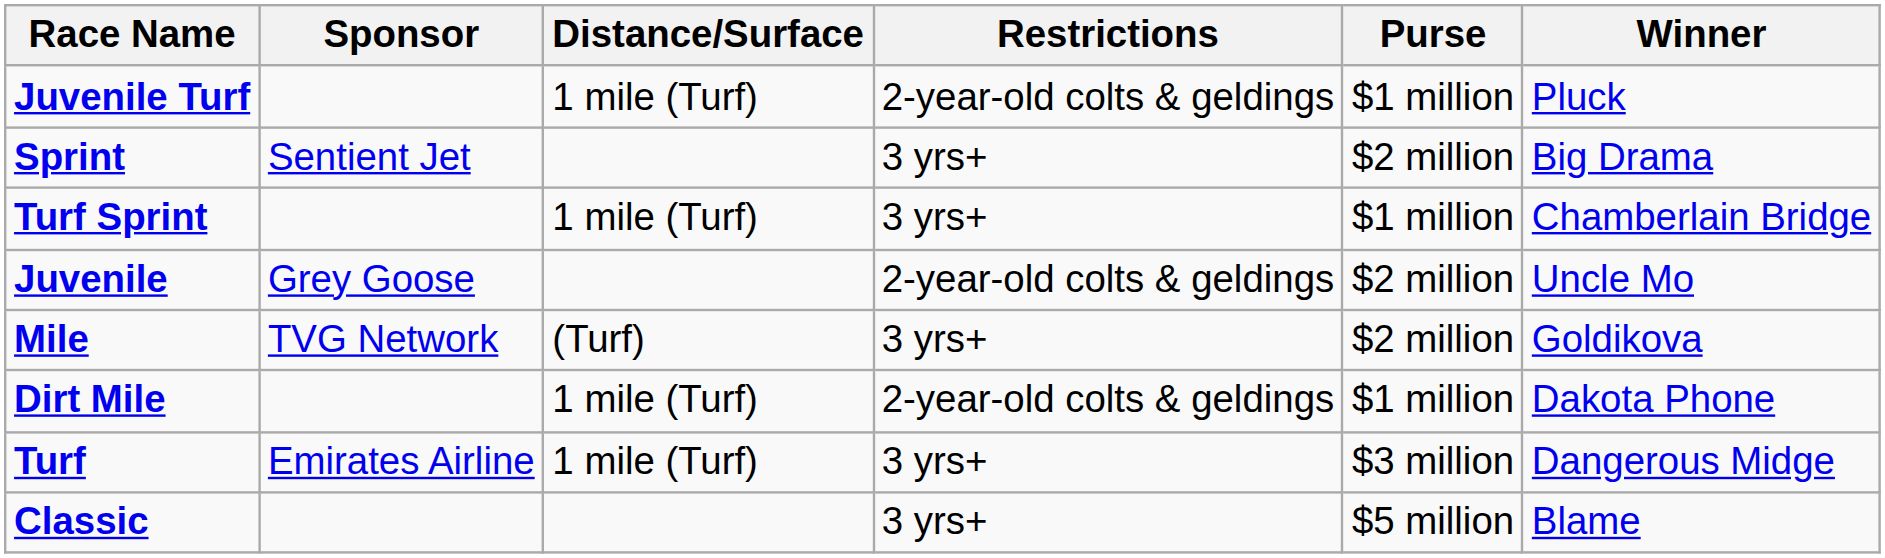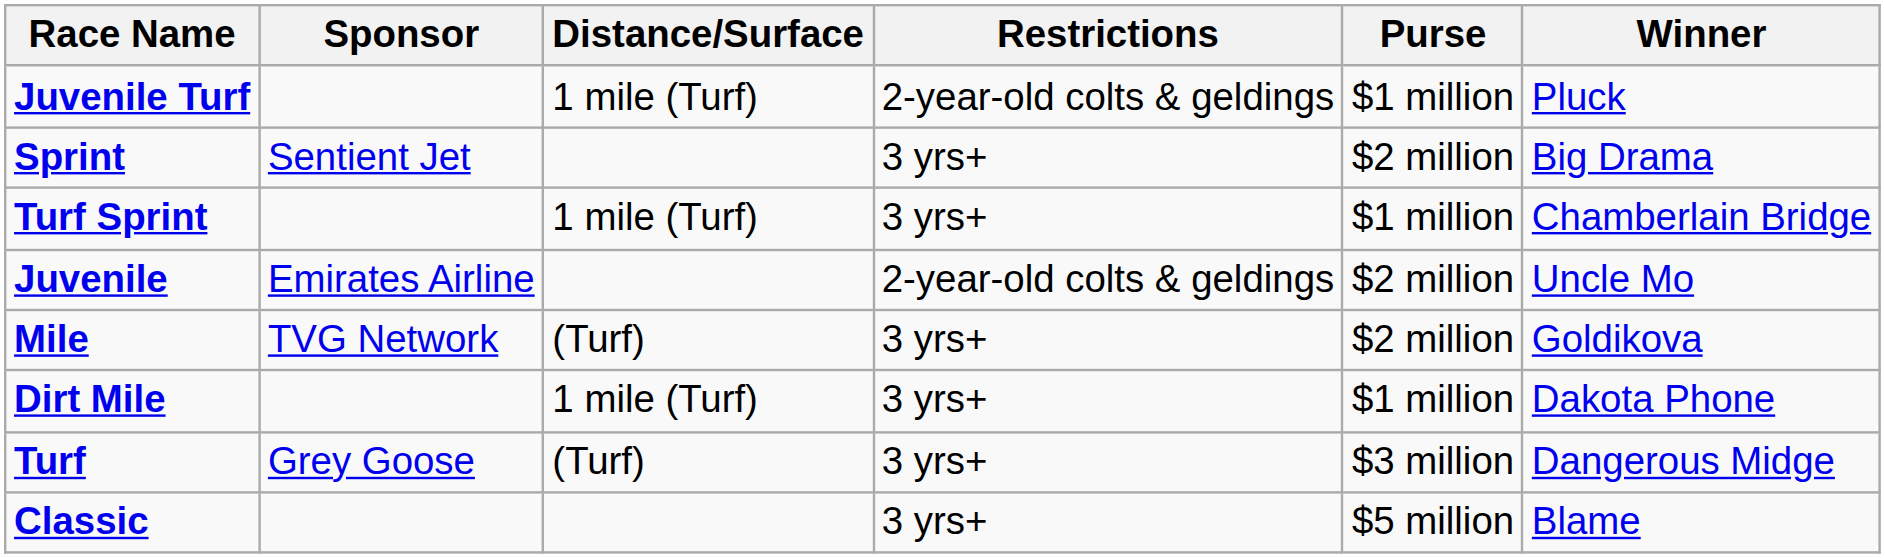(371, 278) Grey Goose -> (401, 278) Emirates Airline
(1108, 400) 2-year-old colts & geldings -> (935, 400) 3 yrs+
(401, 461) Emirates Airline -> (371, 461) Grey Goose
(655, 461) 1 mile (Turf) -> (599, 461) (Turf)
